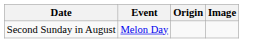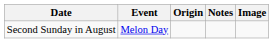+ column: (221, 12)
